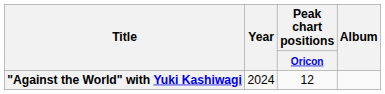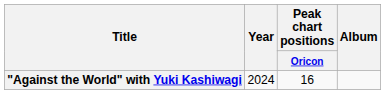(307, 80) 12 -> (307, 80) 16
